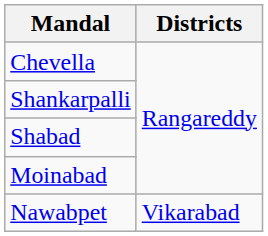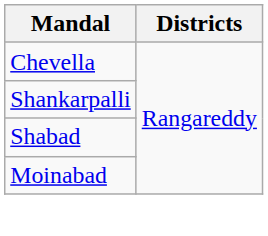- row: (59, 212)
